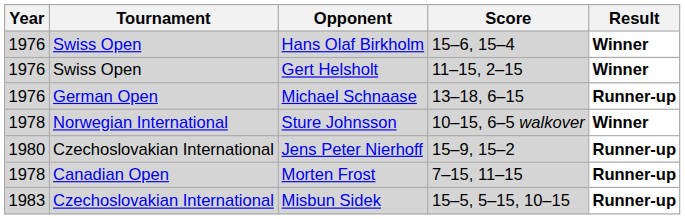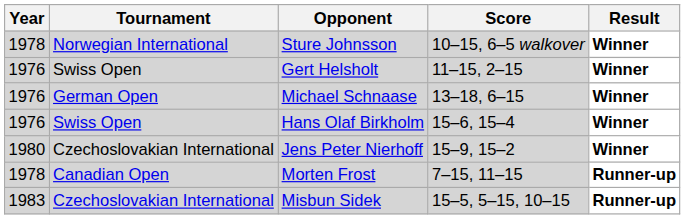rows swapped: (353, 44) <-> (339, 123)
(634, 97) Runner-up -> (620, 97) Winner
(634, 149) Runner-up -> (620, 149) Winner
